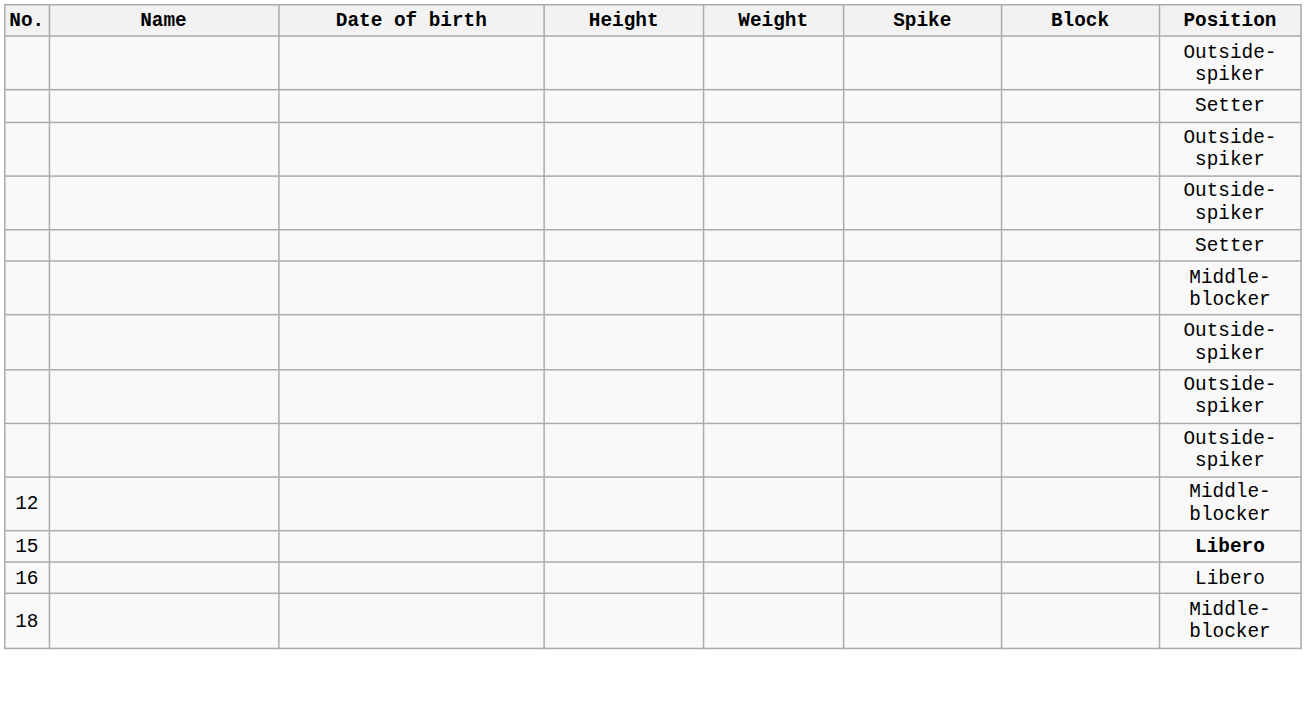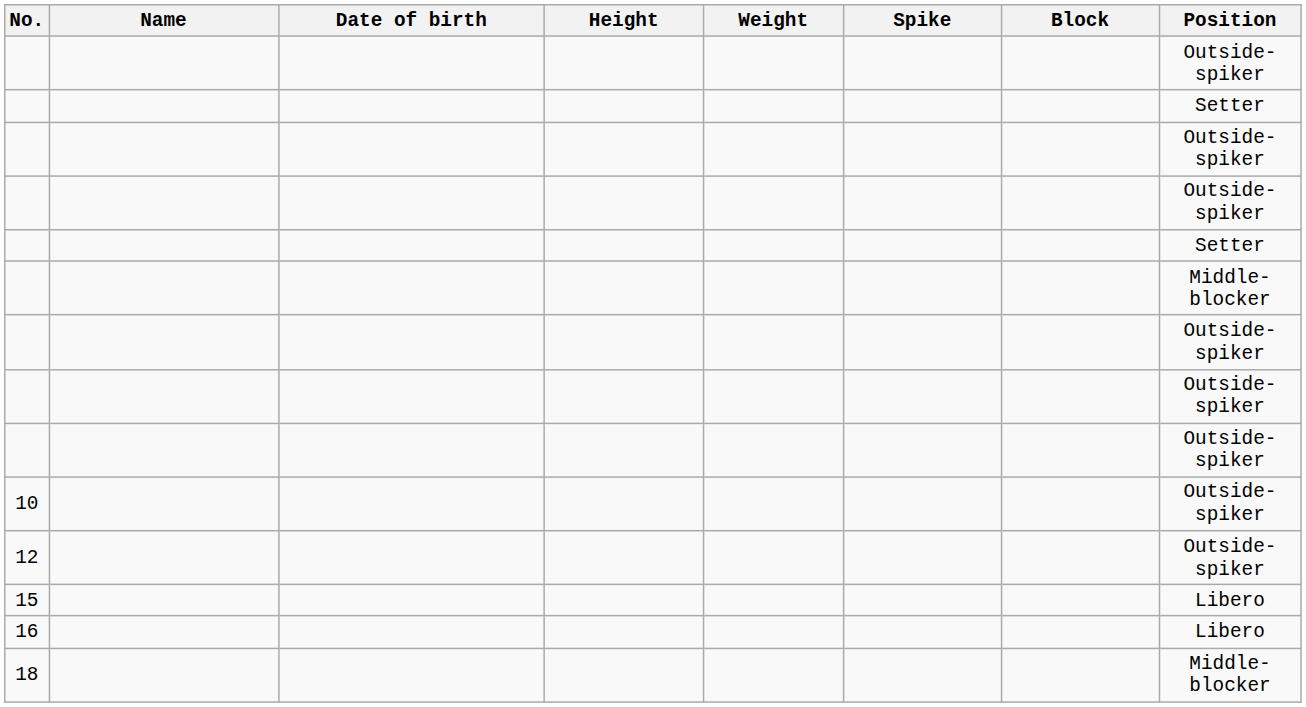+ row: (27, 504)
(1230, 504) Middle-blocker -> (1230, 558) Outside-spiker
(1230, 547) bold -> (1230, 601) normal
